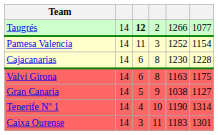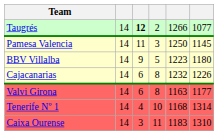(178, 44) 1252 -> (178, 44) 1250
(202, 44) 1154 -> (202, 44) 1145
+ row: (33, 59)
(178, 59) 1230 -> (178, 75) 1232
(202, 59) 1228 -> (202, 75) 1226
(202, 76) 1175 -> (202, 92) 1177
- row: (33, 92)
(178, 107) 1190 -> (178, 107) 1168
(202, 123) 1301 -> (202, 123) 1310
